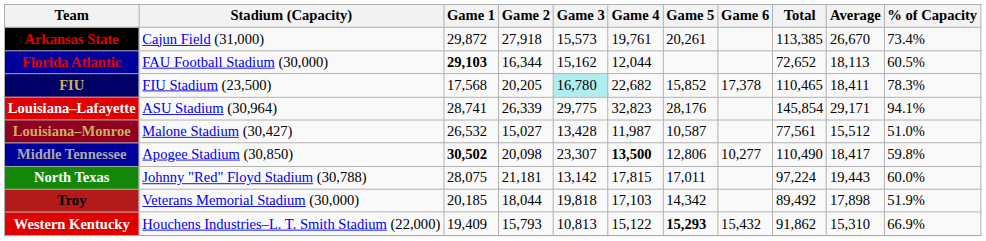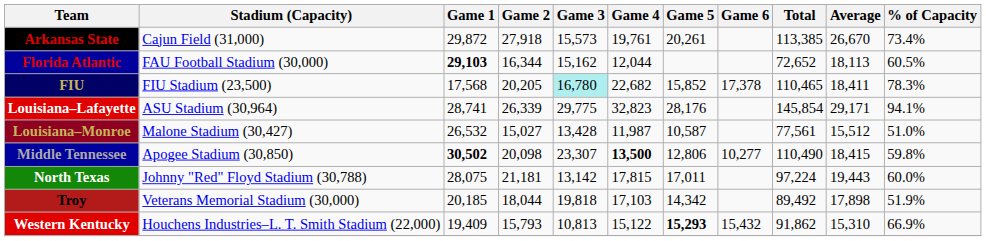(850, 154) 18,417 -> (850, 154) 18,415
